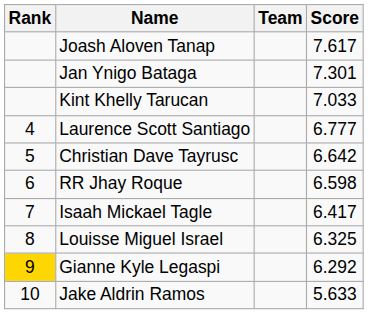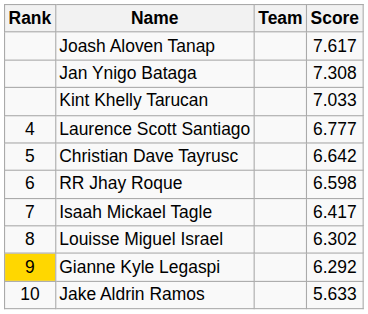(335, 73) 7.301 -> (335, 73) 7.308
(335, 239) 6.325 -> (335, 239) 6.302
